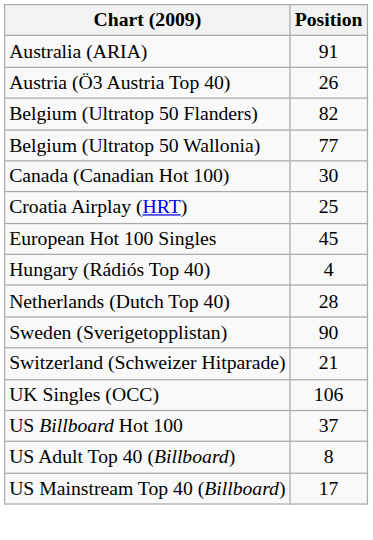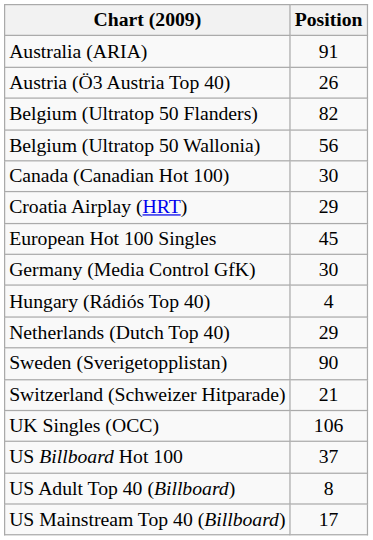(329, 144) 77 -> (329, 144) 56
(329, 207) 25 -> (329, 207) 29
+ row: (132, 269)
(329, 301) 28 -> (329, 332) 29
